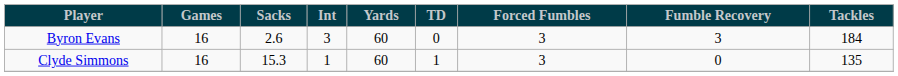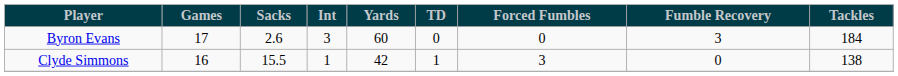(201, 37) 16 -> (201, 37) 17
(542, 37) 3 -> (542, 37) 0
(274, 60) 15.3 -> (274, 60) 15.5
(381, 60) 60 -> (381, 60) 42
(852, 60) 135 -> (852, 60) 138
